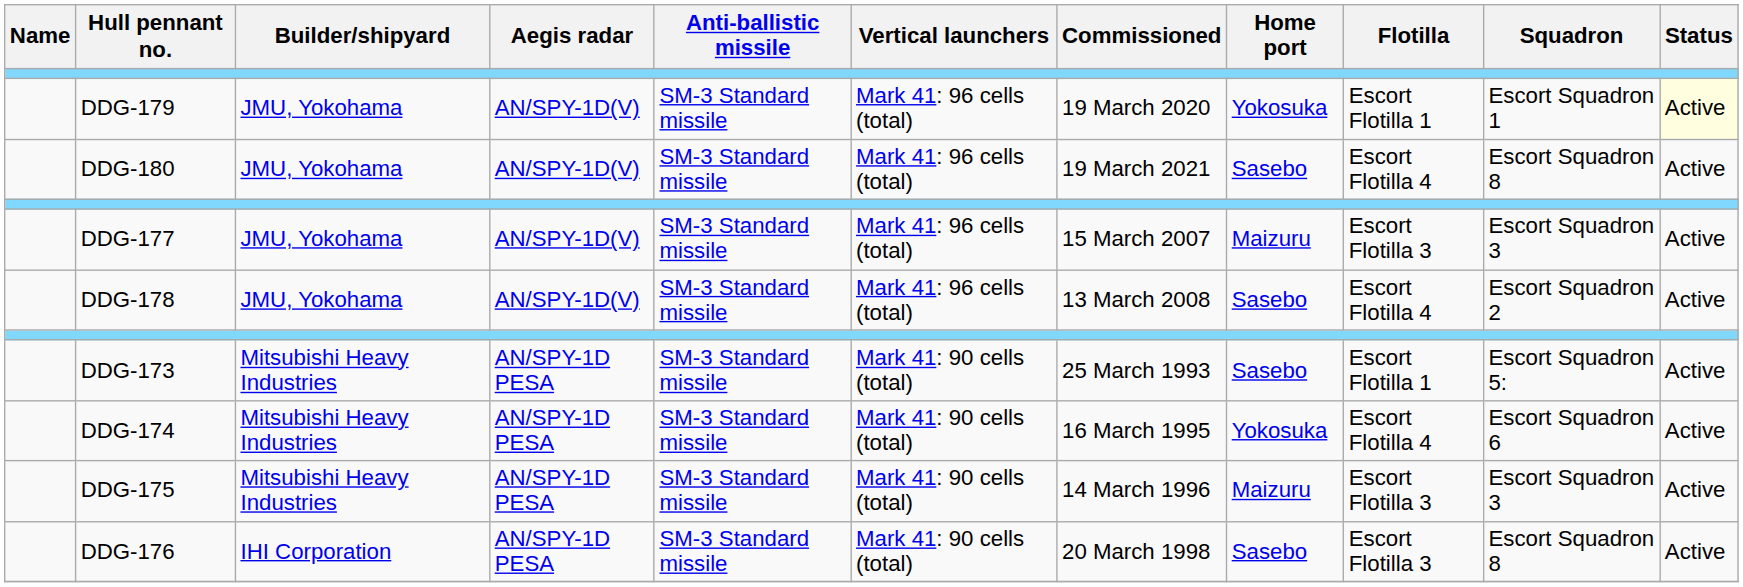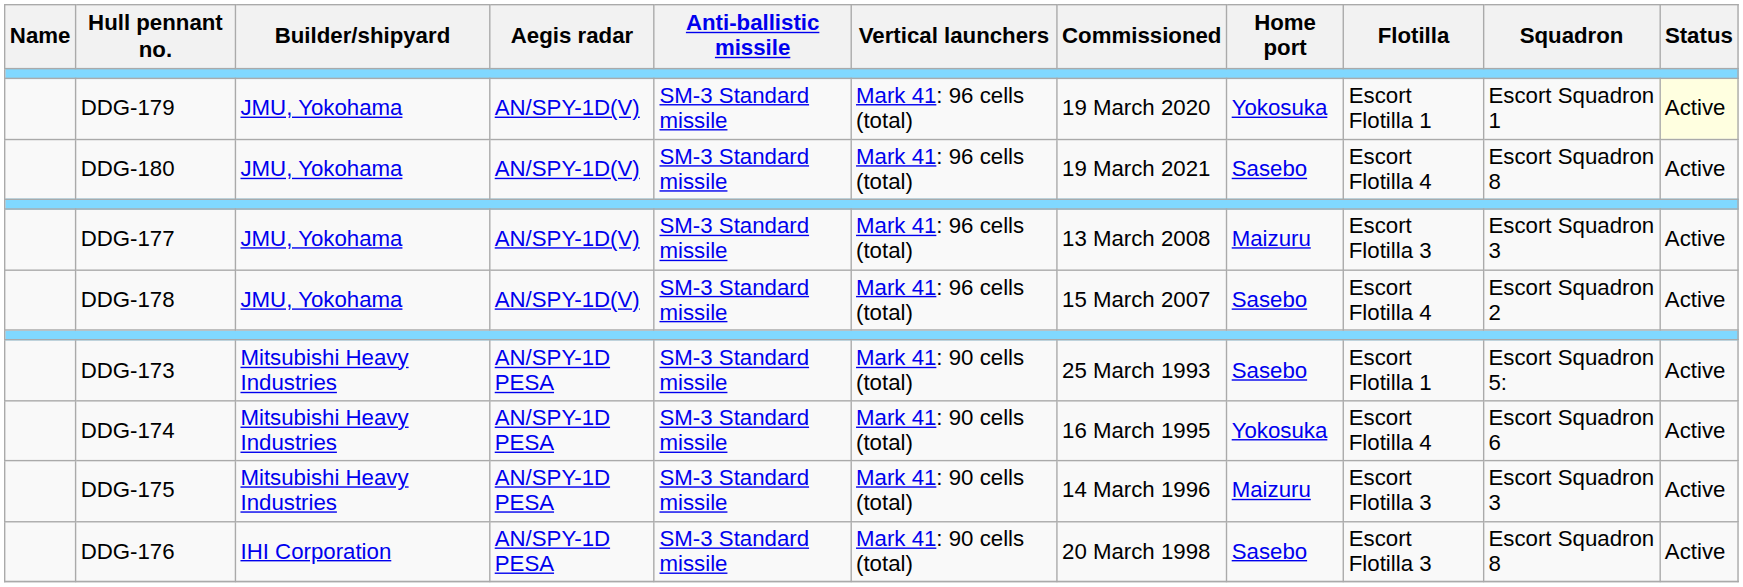(1136, 239) 15 March 2007 -> (1136, 239) 13 March 2008
(1136, 299) 13 March 2008 -> (1136, 299) 15 March 2007
